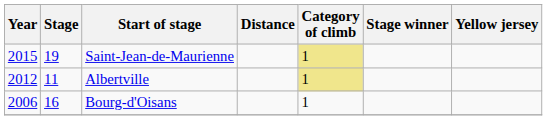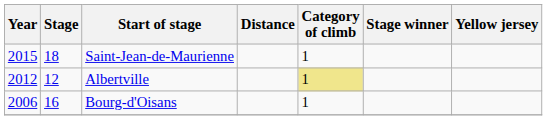(51, 56) 19 -> (51, 56) 18
(305, 56) khaki background -> (305, 56) no background
(51, 79) 11 -> (51, 79) 12
